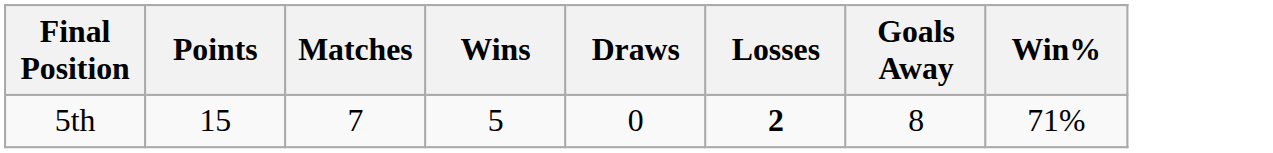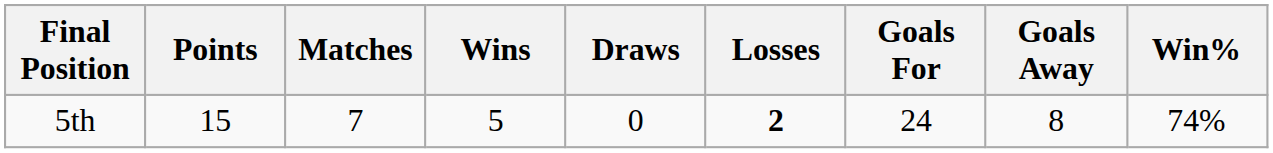+ column: (916, 49)
(1056, 120) 71% -> (1196, 120) 74%
